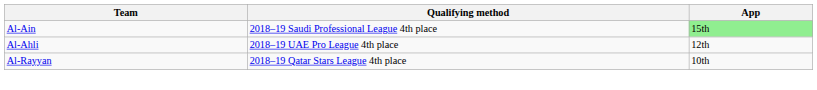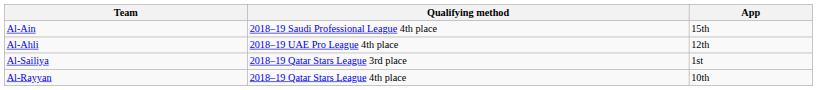(700, 28) lightgreen background -> (700, 28) no background
+ row: (28, 61)
